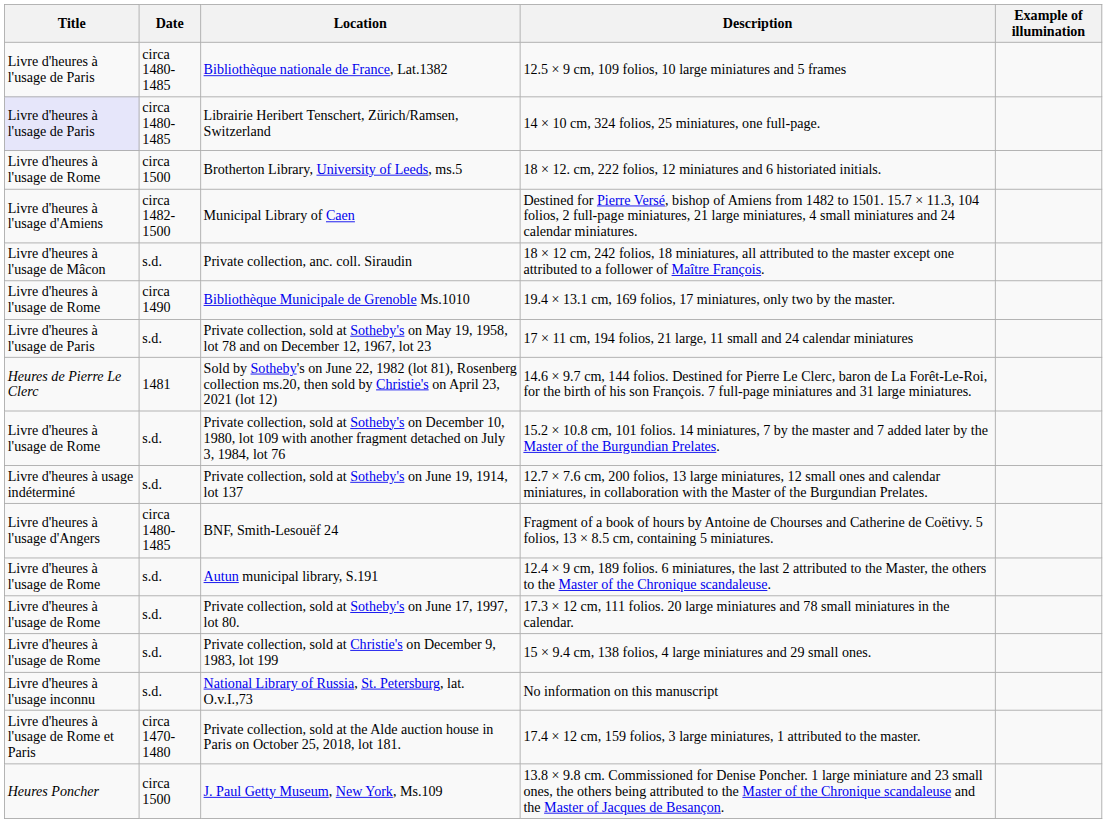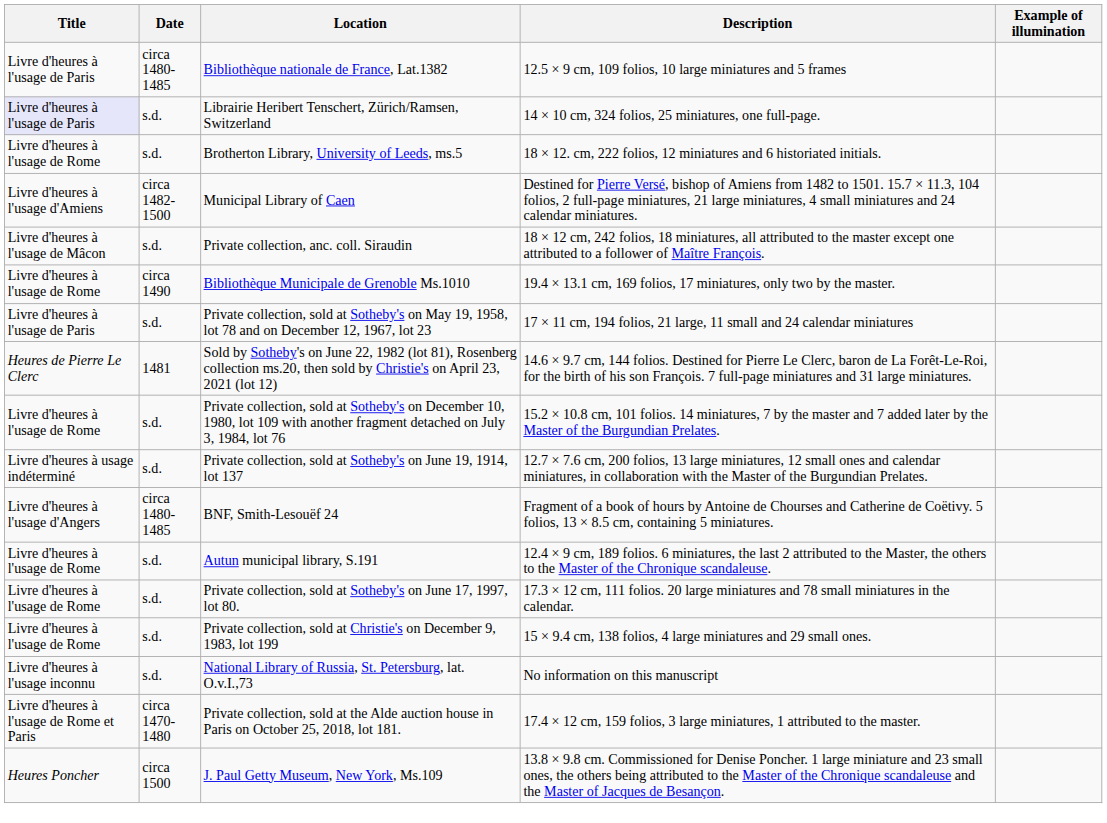(159, 123) circa 1480-1485 -> (152, 115) s.d.
(156, 169) circa 1500 -> (152, 153) s.d.
